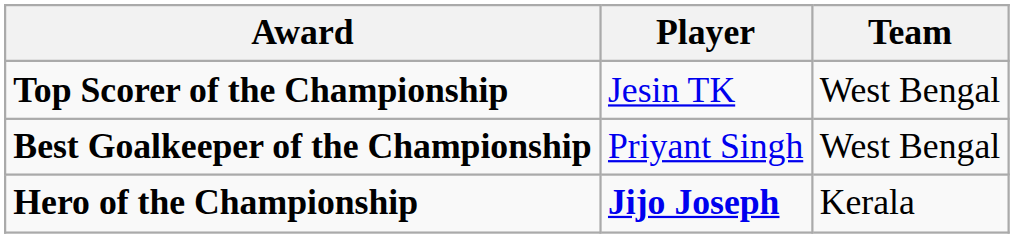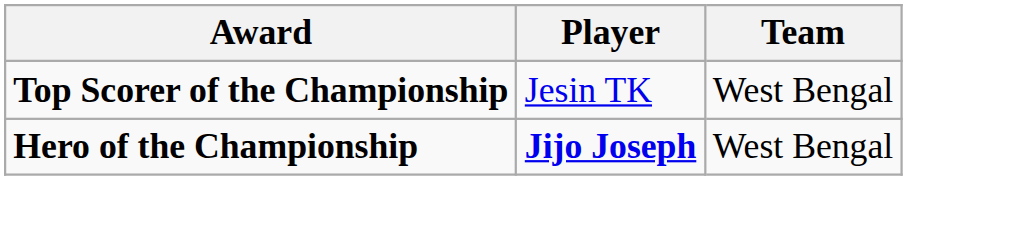- row: (302, 145)
(867, 202) Kerala -> (803, 145) West Bengal
